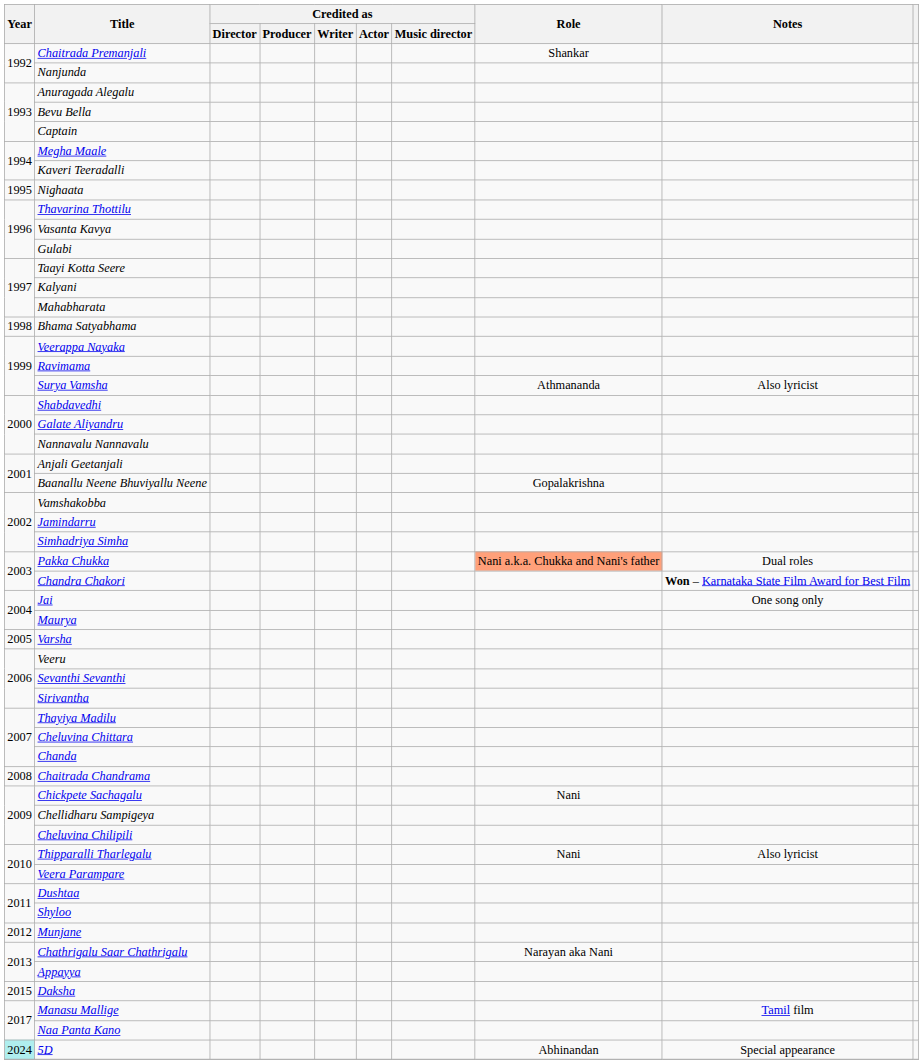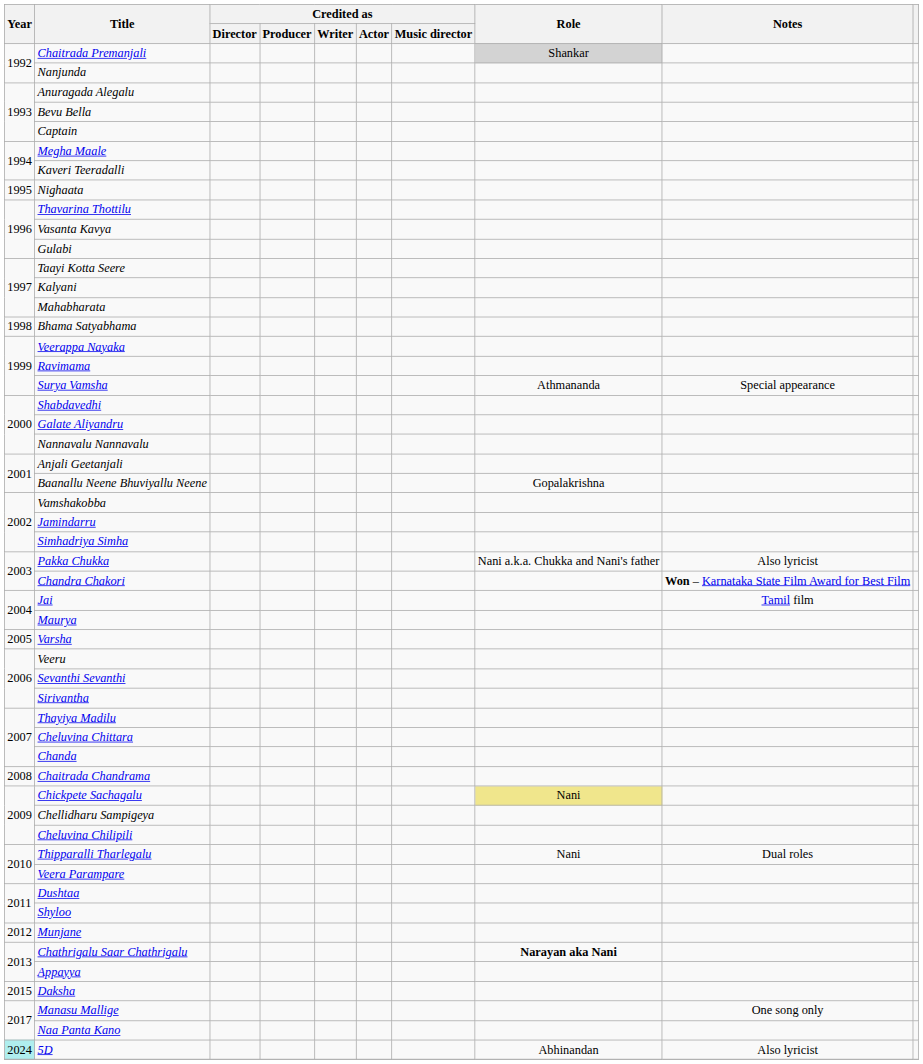(569, 53) no background -> (569, 53) lightgrey background
(788, 385) Also lyricist -> (788, 385) Special appearance
(569, 561) lightsalmon background -> (569, 561) no background
(788, 561) Dual roles -> (788, 561) Also lyricist
(788, 600) One song only -> (788, 600) Tamil film
(569, 795) no background -> (569, 795) khaki background
(788, 854) Also lyricist -> (788, 854) Dual roles
(569, 952) normal -> (569, 952) bold
(788, 1010) Tamil film -> (788, 1010) One song only
(788, 1049) Special appearance -> (788, 1049) Also lyricist
